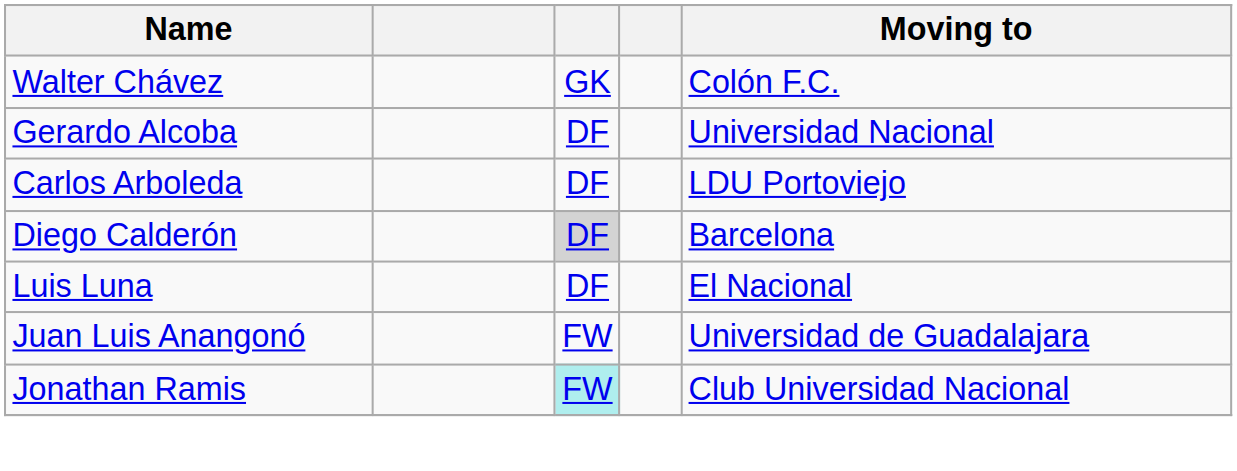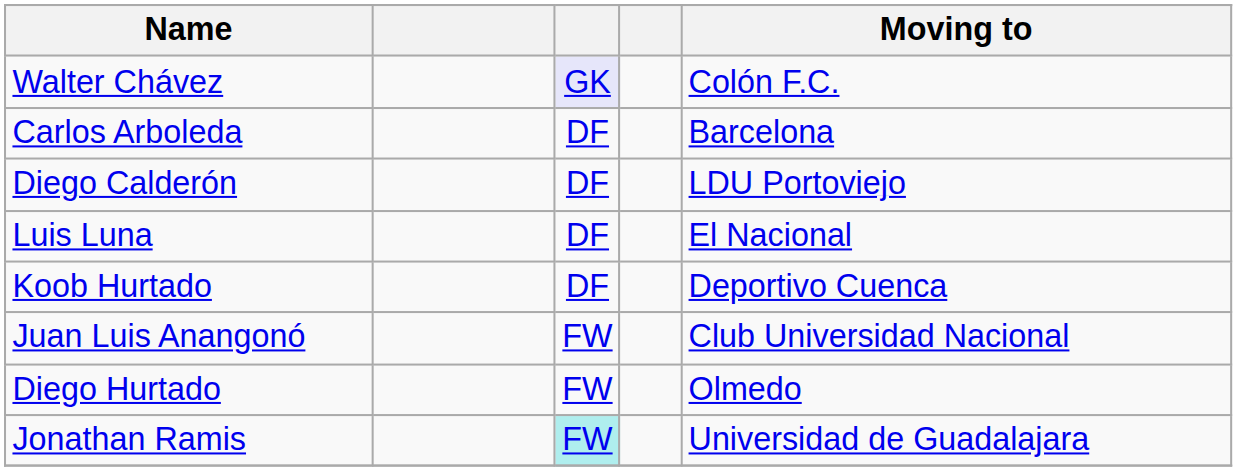(587, 81) no background -> (587, 81) lavender background
- row: (125, 132)
(797, 183) LDU Portoviejo -> (761, 132) Barcelona
(587, 235) lightgrey background -> (587, 183) no background
(761, 235) Barcelona -> (797, 183) LDU Portoviejo
+ row: (112, 286)
(889, 337) Universidad de Guadalajara -> (879, 337) Club Universidad Nacional
+ row: (117, 388)
(879, 388) Club Universidad Nacional -> (889, 440) Universidad de Guadalajara
